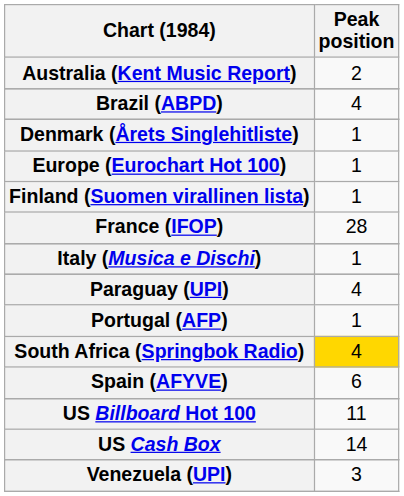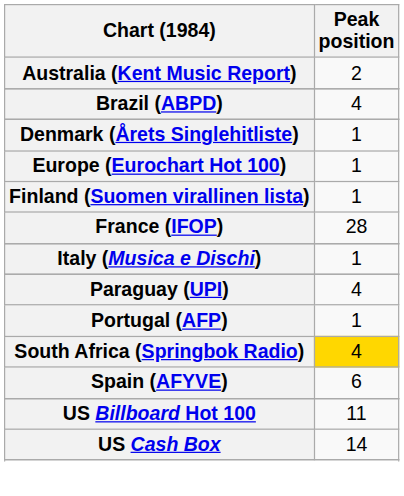- row: (159, 475)
